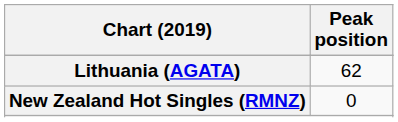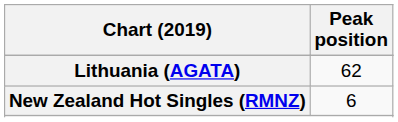(351, 100) 0 -> (351, 100) 6
